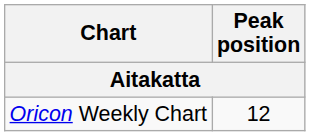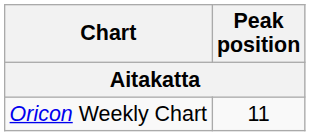(259, 113) 12 -> (259, 113) 11
